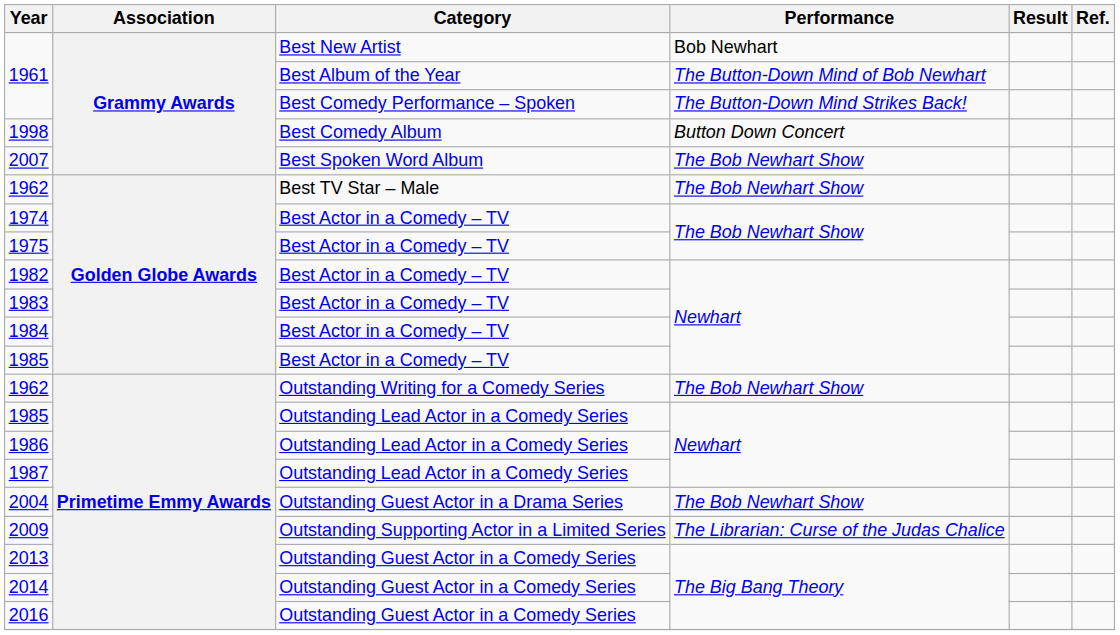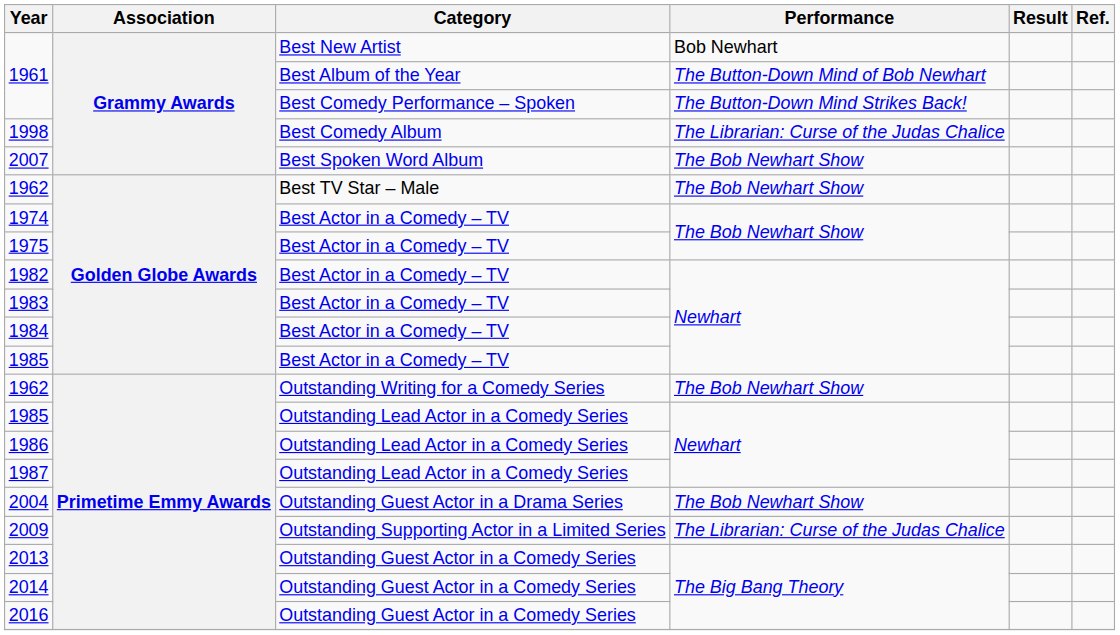(759, 132) Button Down Concert -> (839, 132) The Librarian: Curse of the Judas Chalice
